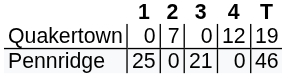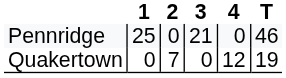rows swapped: (65, 35) <-> (57, 61)
